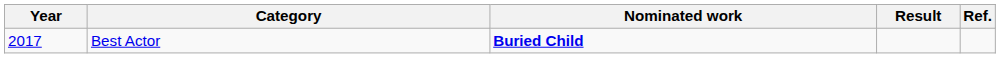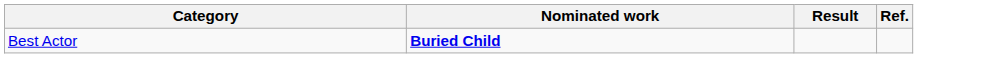- column: (46, 16)
